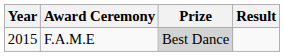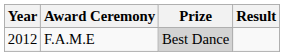(23, 39) 2015 -> (23, 39) 2012
